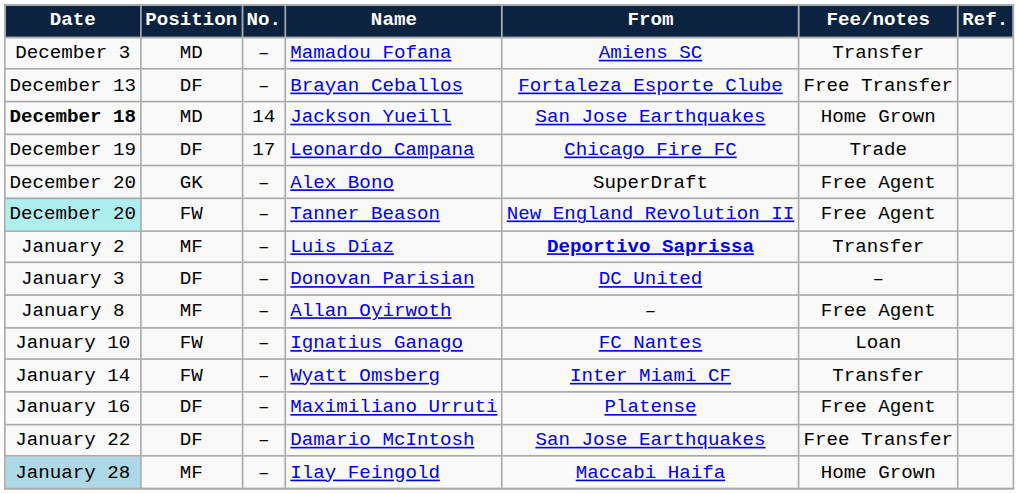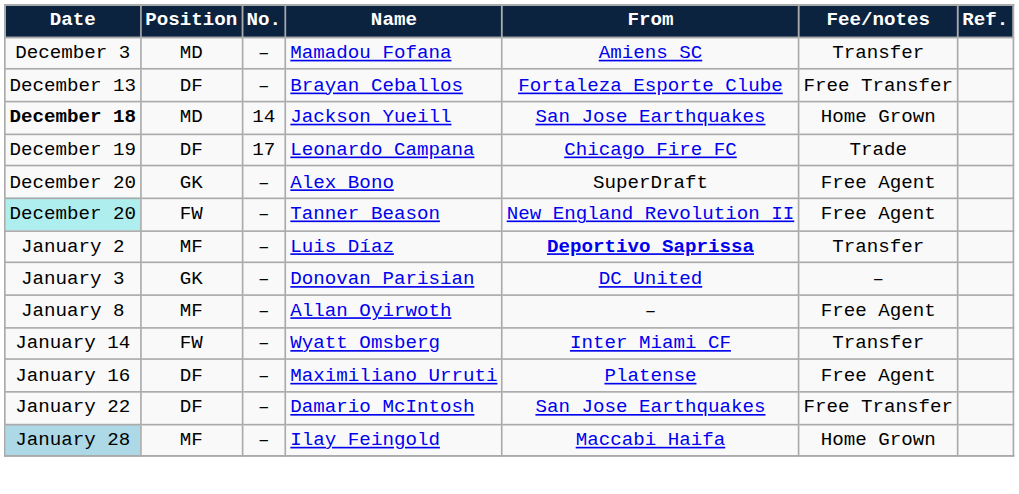(191, 279) DF -> (191, 279) GK
- row: (377, 343)
